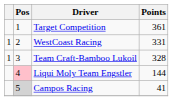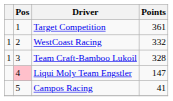(159, 42) 331 -> (159, 42) 332
(159, 73) 144 -> (159, 73) 147
(18, 88) lightgrey background -> (18, 88) no background
